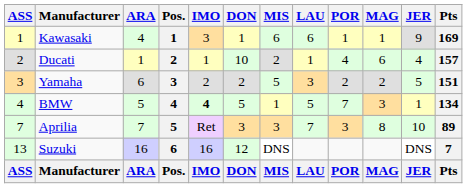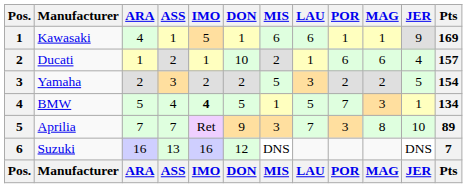columns swapped: (174, 15) <-> (20, 15)
(206, 37) 3 -> (206, 37) 5
(345, 59) 4 -> (345, 59) 6
(141, 81) 6 -> (140, 81) 2
(448, 81) 151 -> (448, 81) 154
(242, 126) 3 -> (242, 126) 9
